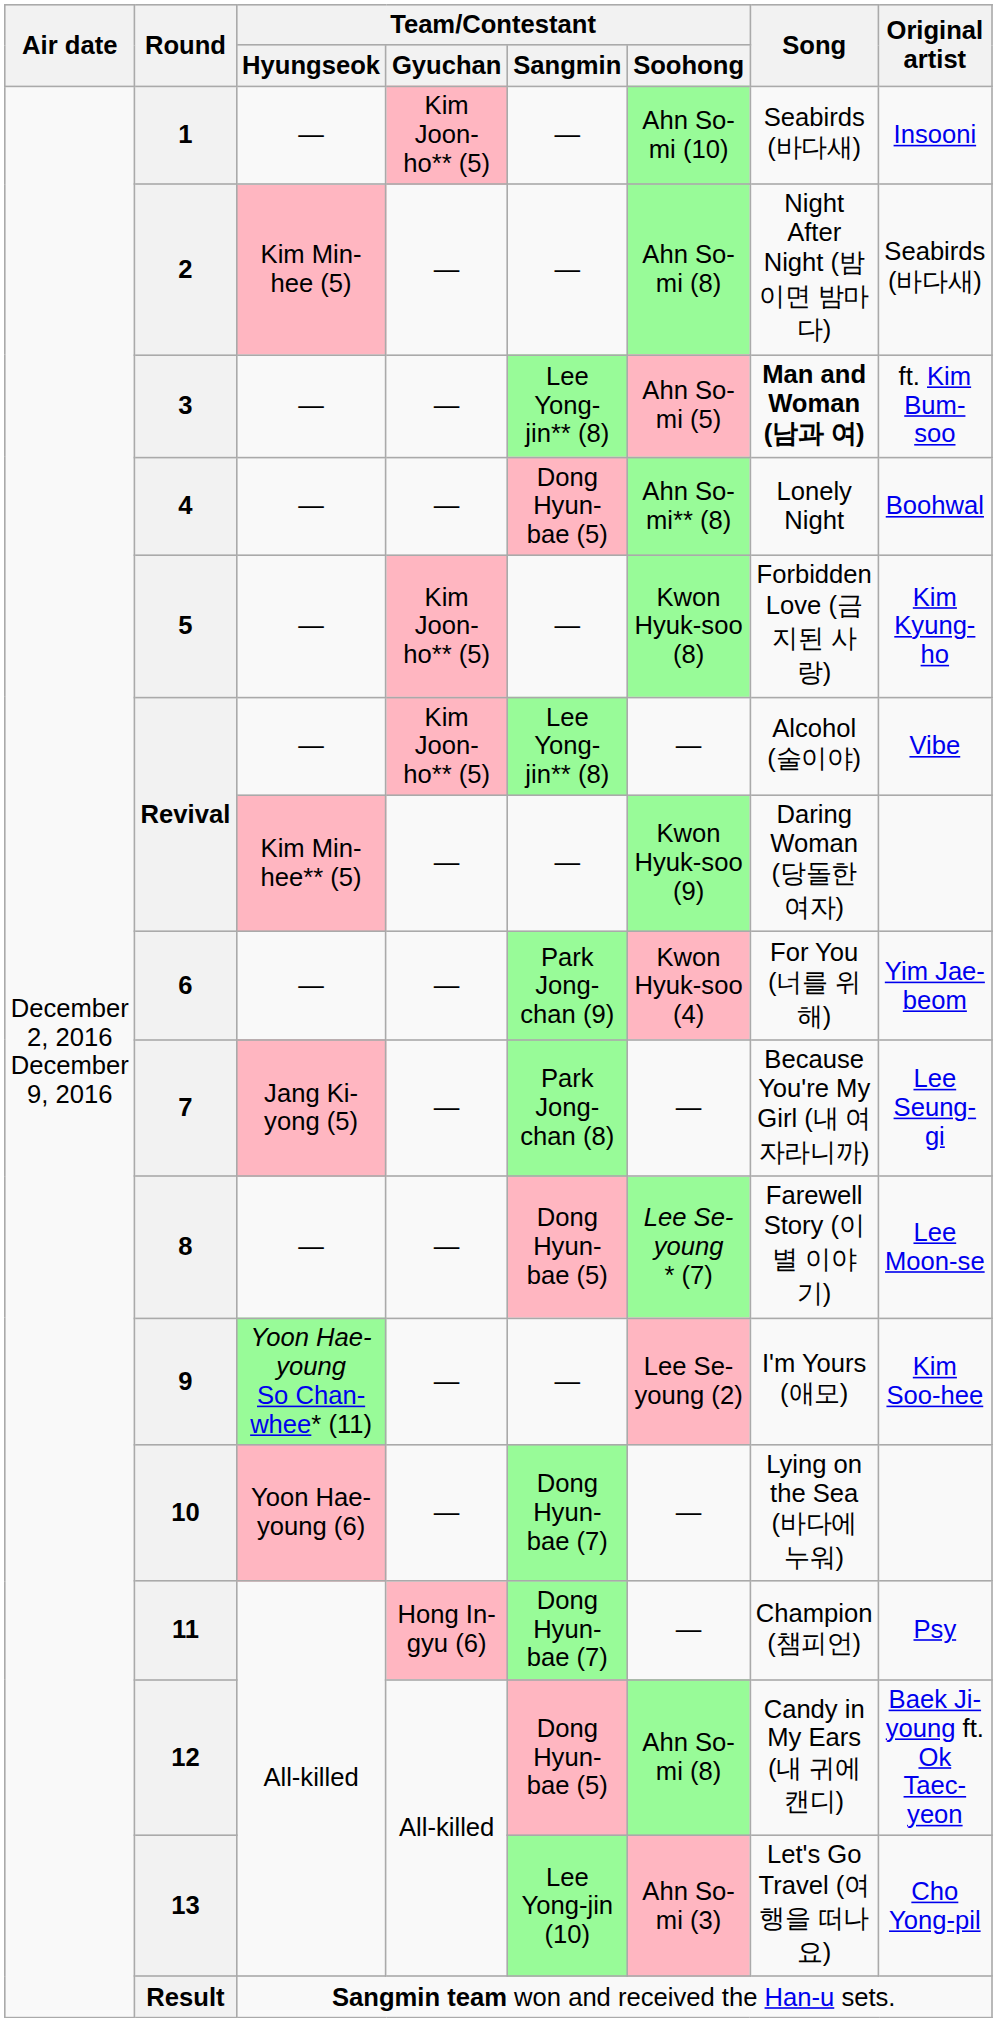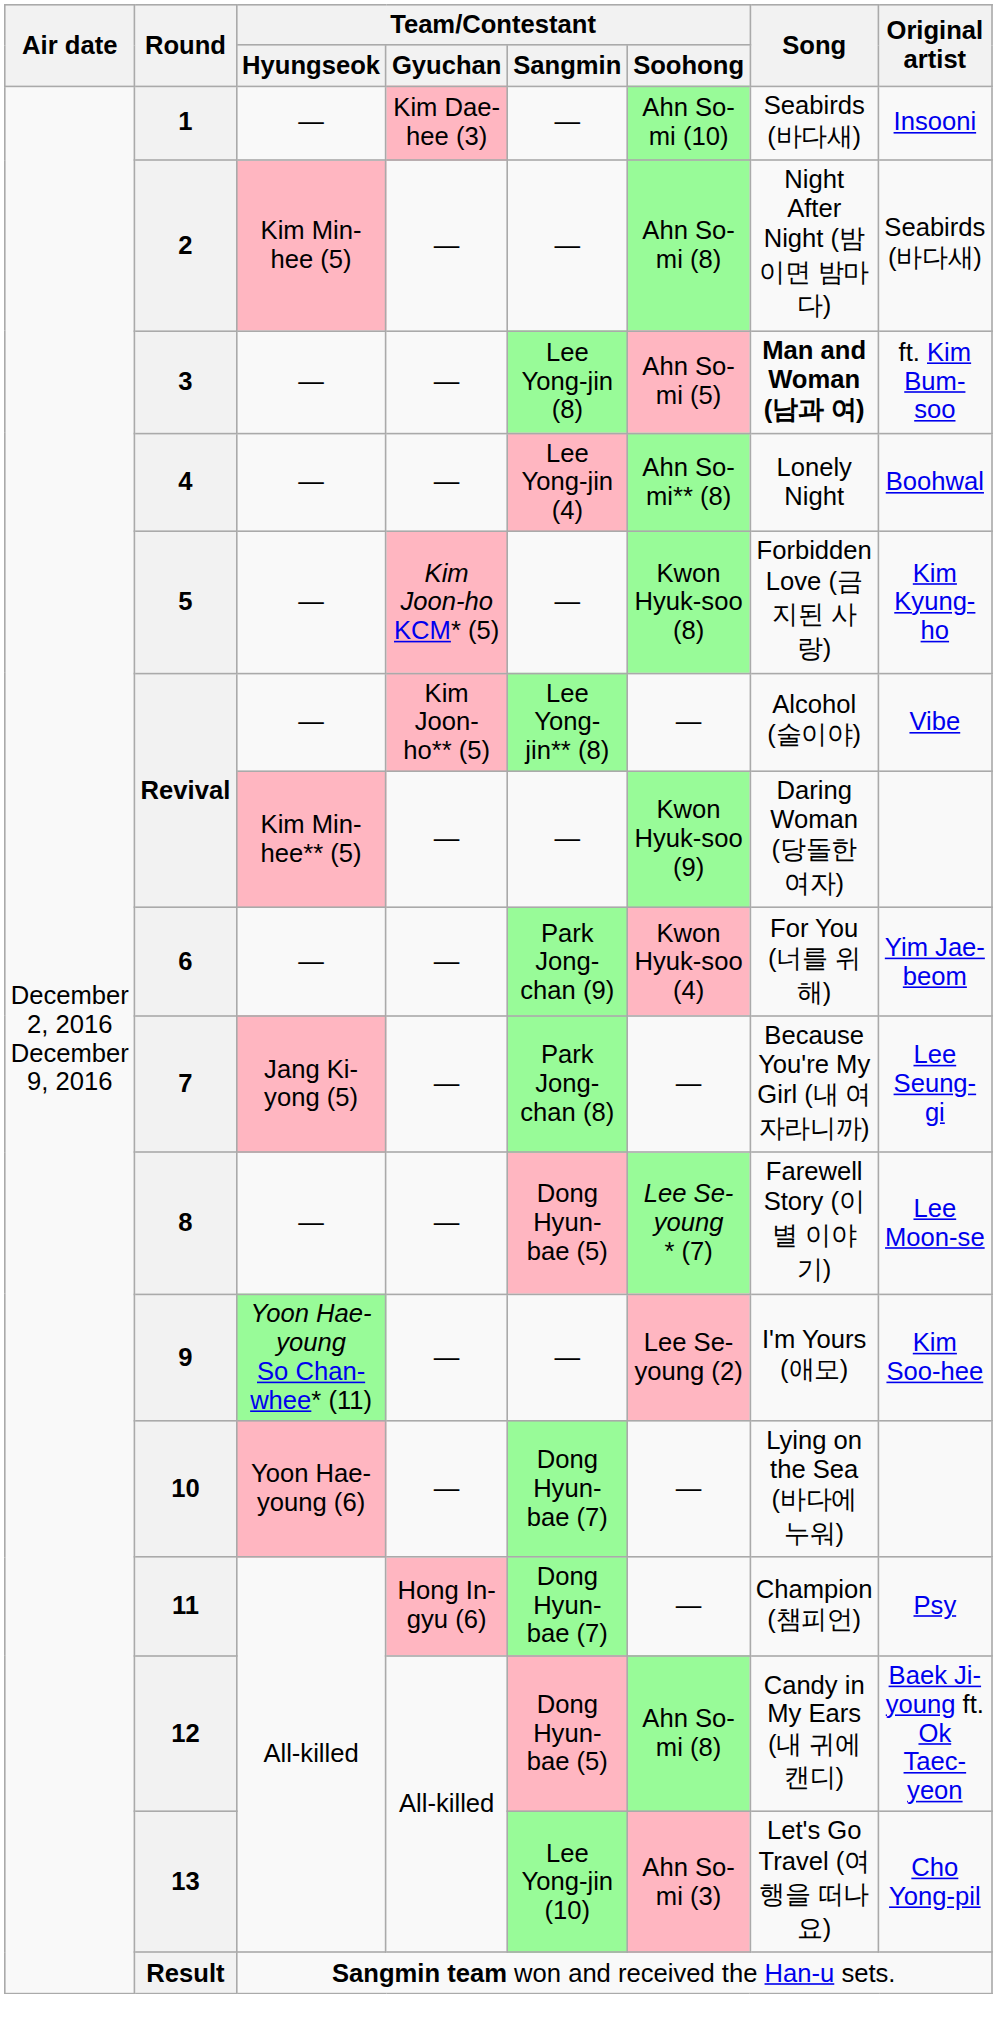(447, 134) Kim Joon-ho** (5) -> (447, 122) Kim Dae-hee (3)
(567, 405) Lee Yong-jin** (8) -> (567, 381) Lee Yong-jin (8)
(567, 506) Dong Hyun-bae (5) -> (567, 482) Lee Yong-jin (4)
(447, 626) Kim Joon-ho** (5) -> (447, 602) Kim Joon-ho KCM* (5)
